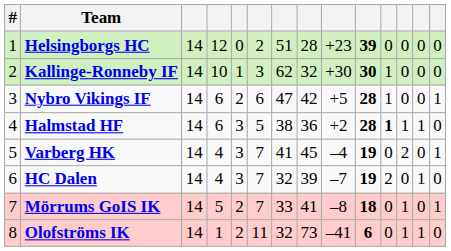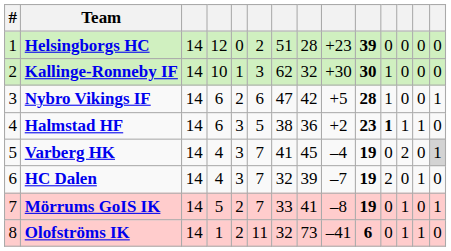(368, 125) 28 -> (368, 125) 23
(438, 152) no background -> (438, 152) lightgrey background
(368, 206) 18 -> (368, 206) 19
